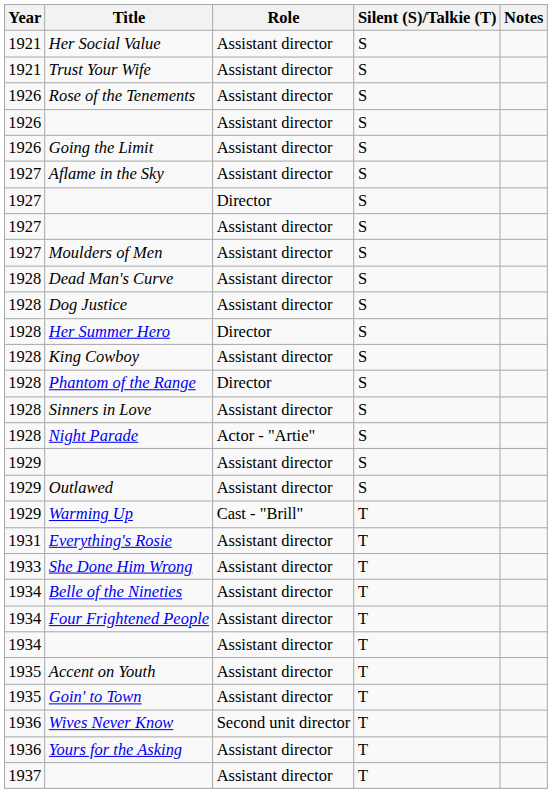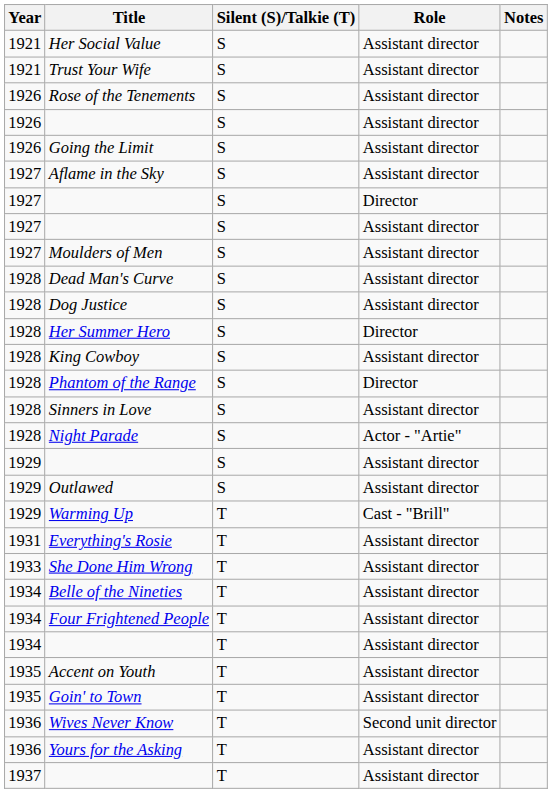columns swapped: (283, 17) <-> (427, 17)
